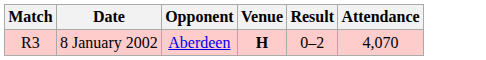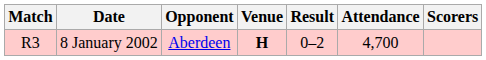+ column: (453, 17)
(380, 42) 4,070 -> (380, 42) 4,700
